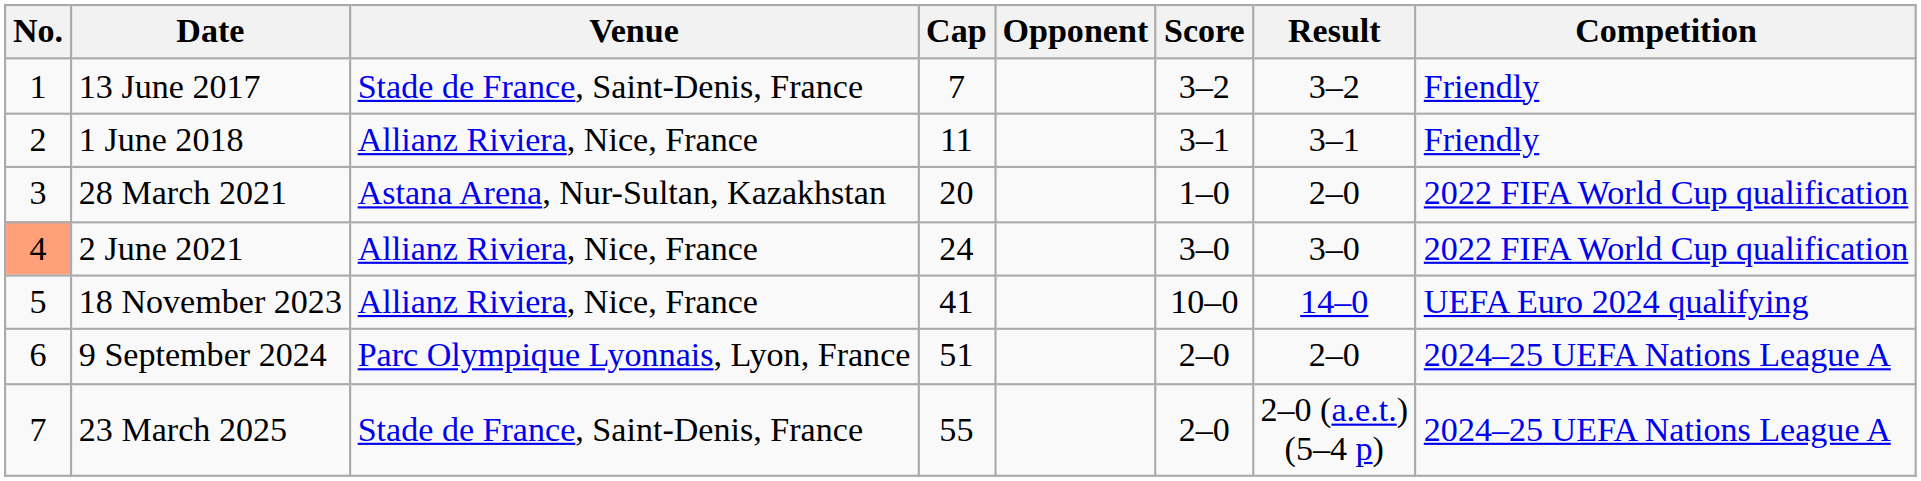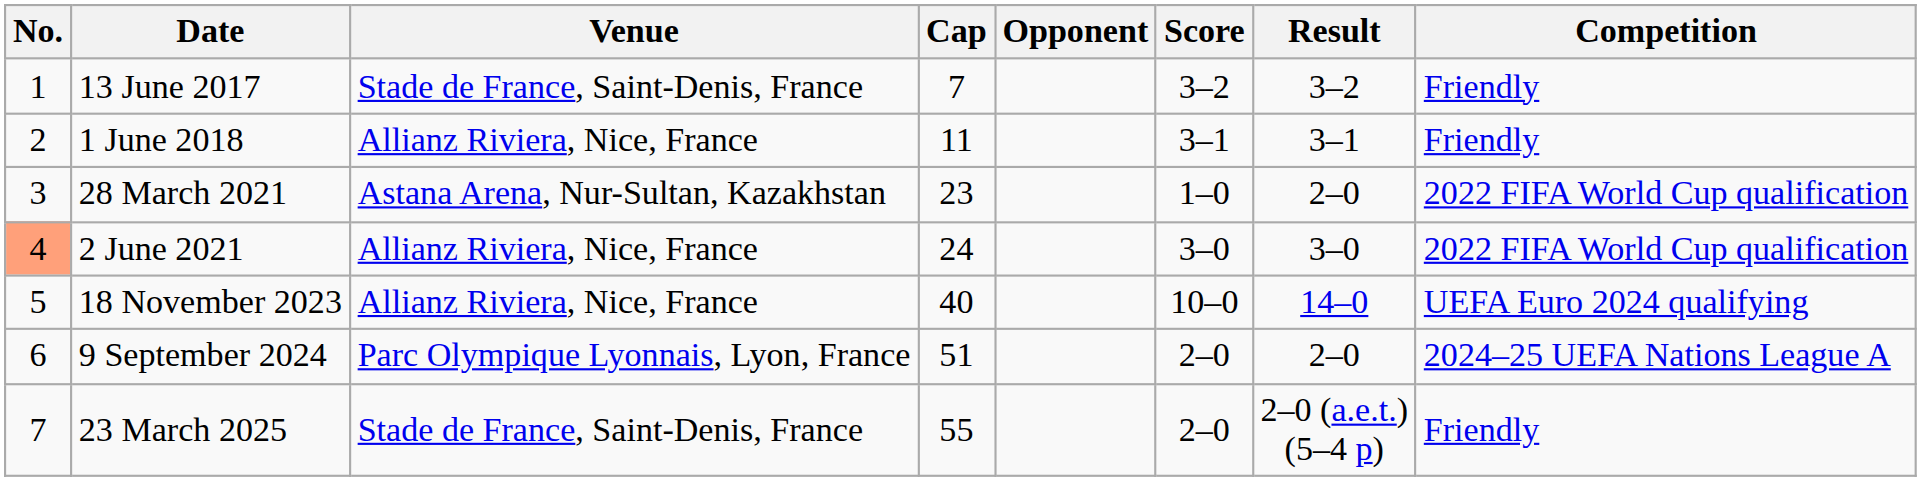(956, 193) 20 -> (956, 193) 23
(956, 301) 41 -> (956, 301) 40
(1657, 429) 2024–25 UEFA Nations League A -> (1482, 429) Friendly
